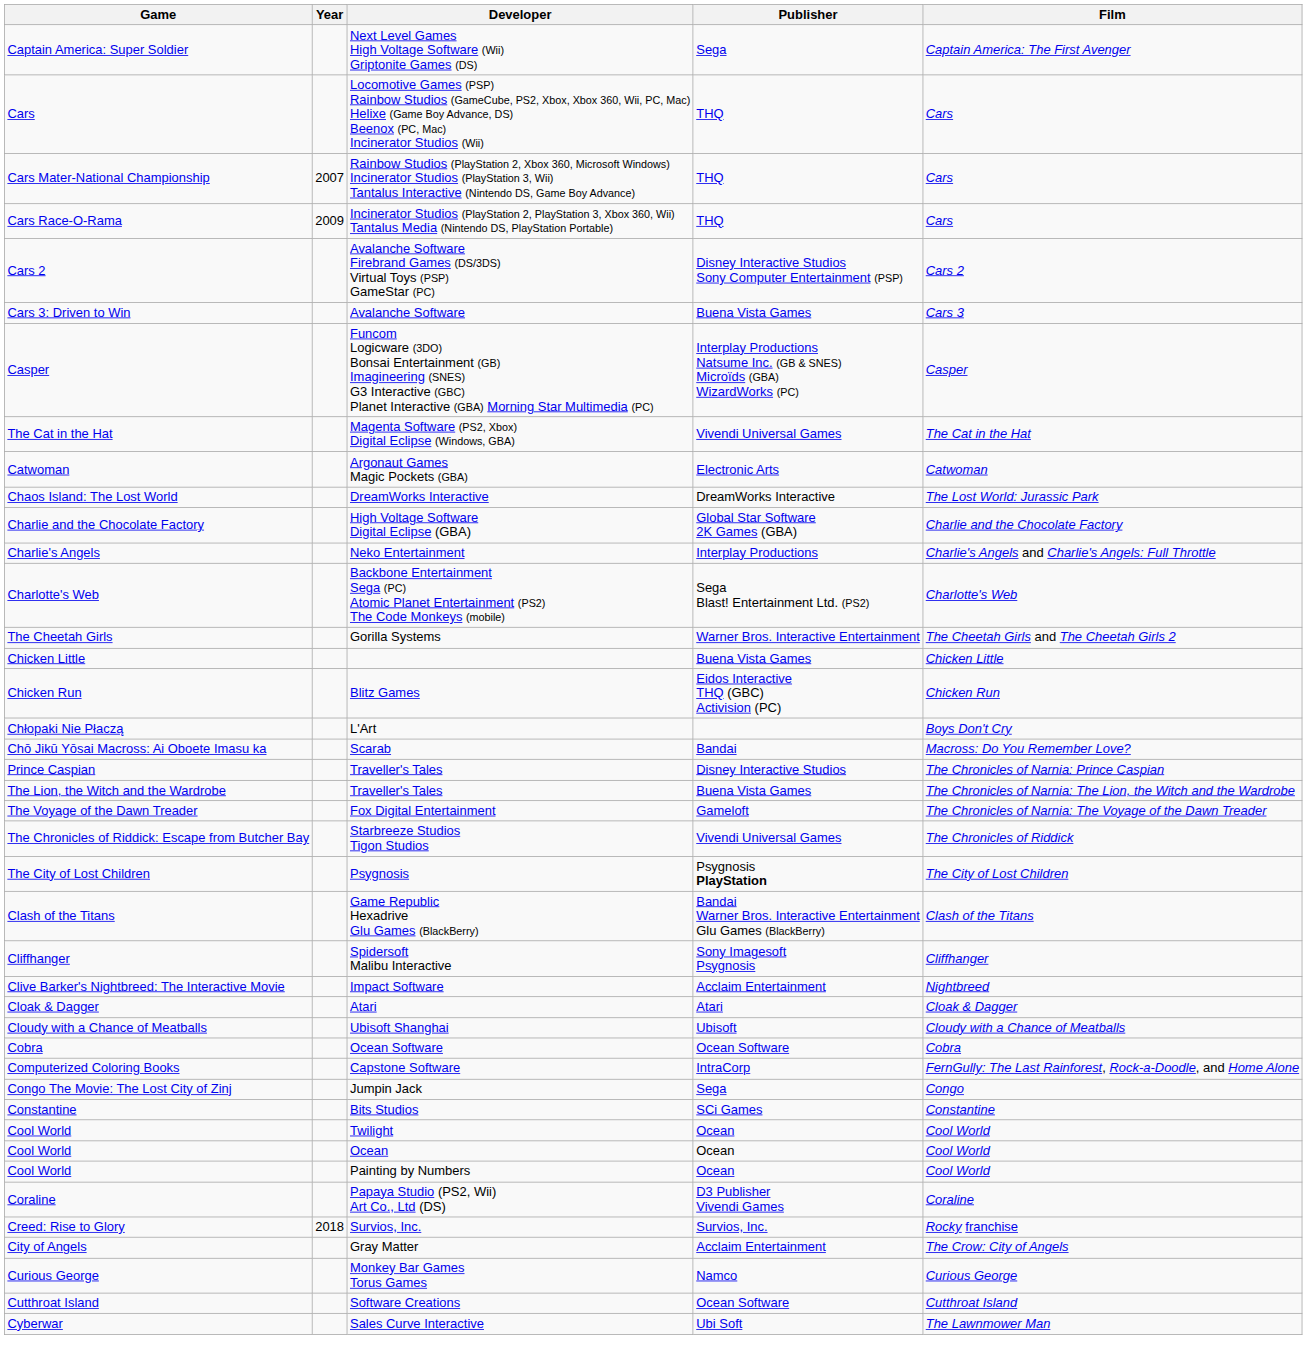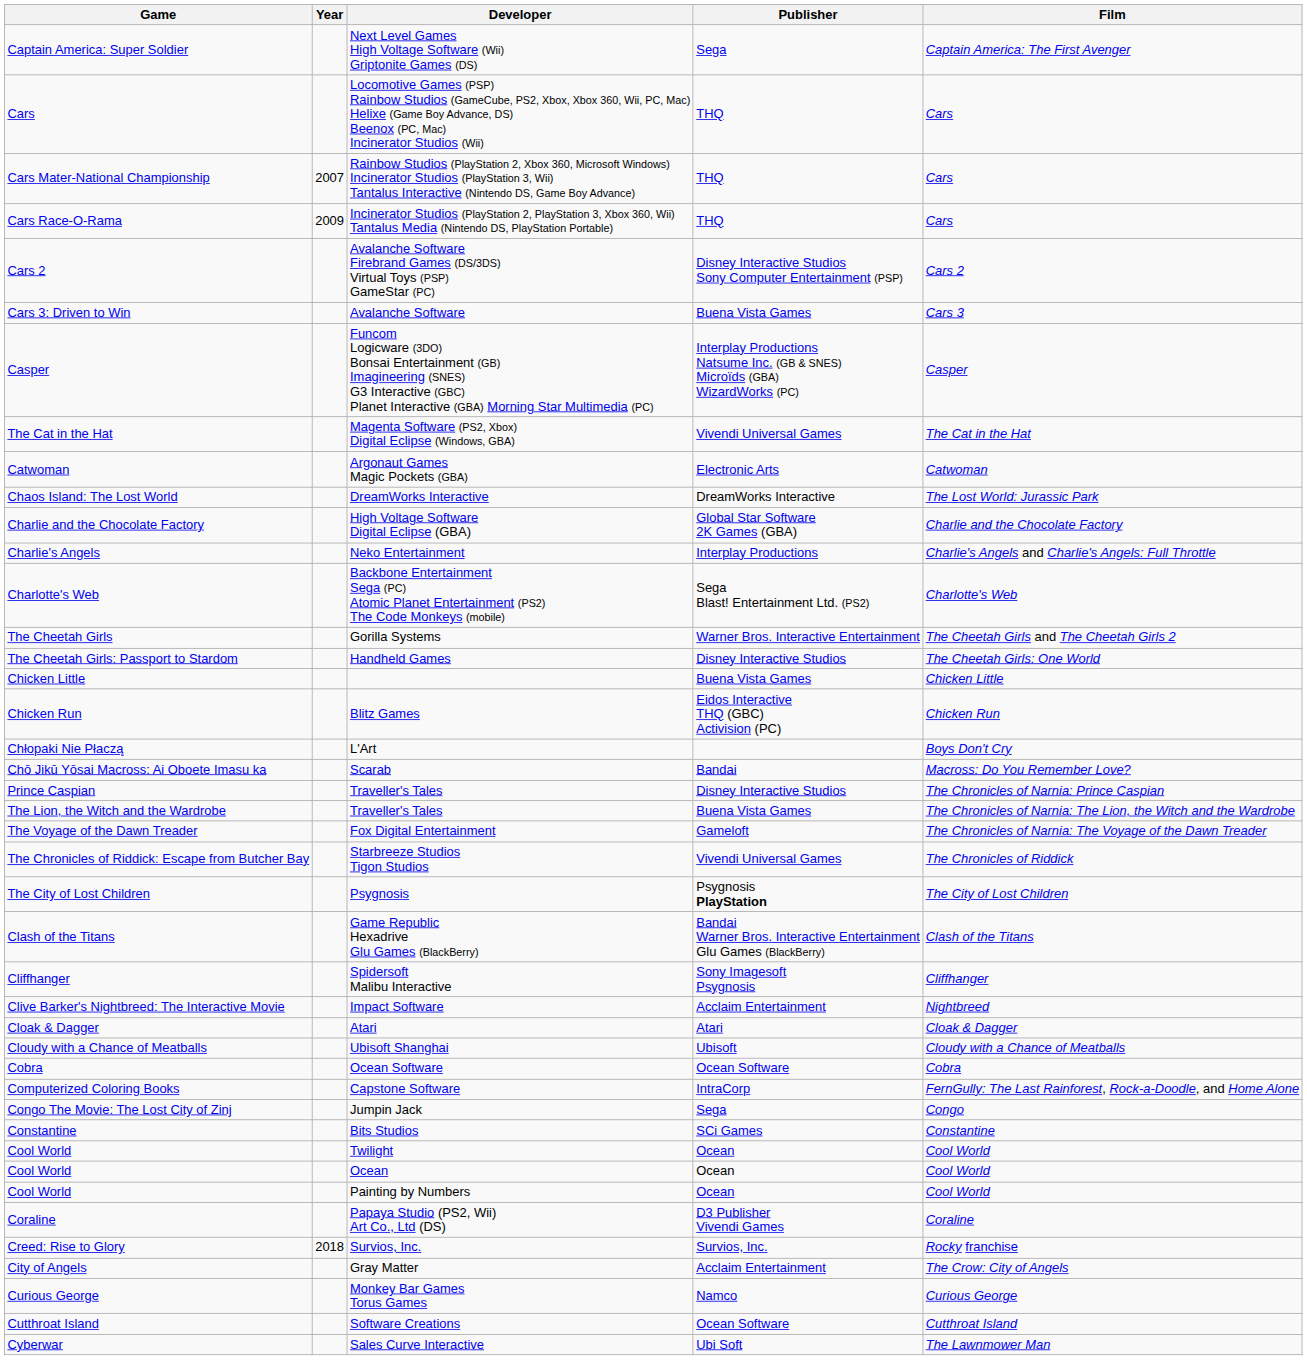+ row: (123, 658)
